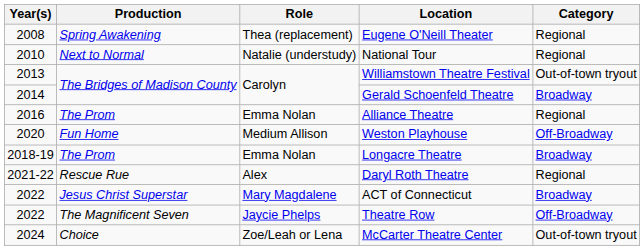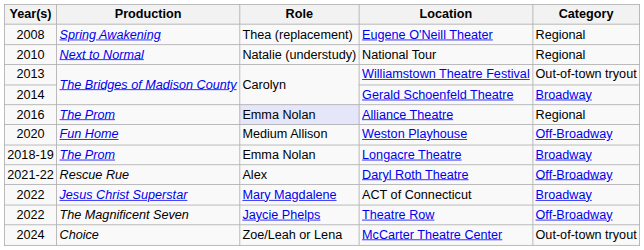(279, 114) no background -> (279, 114) lavender background
(560, 174) Regional -> (574, 174) Off-Broadway
